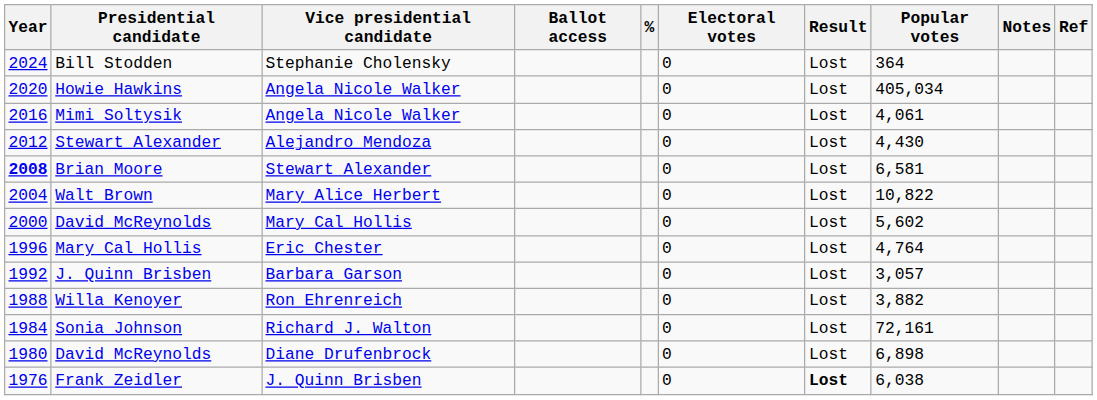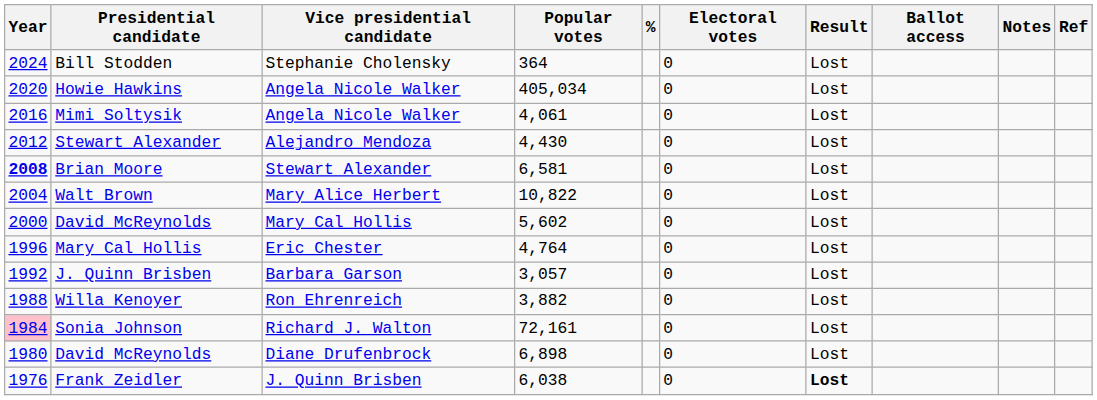columns swapped: (935, 27) <-> (578, 27)
(28, 328) no background -> (28, 328) pink background
